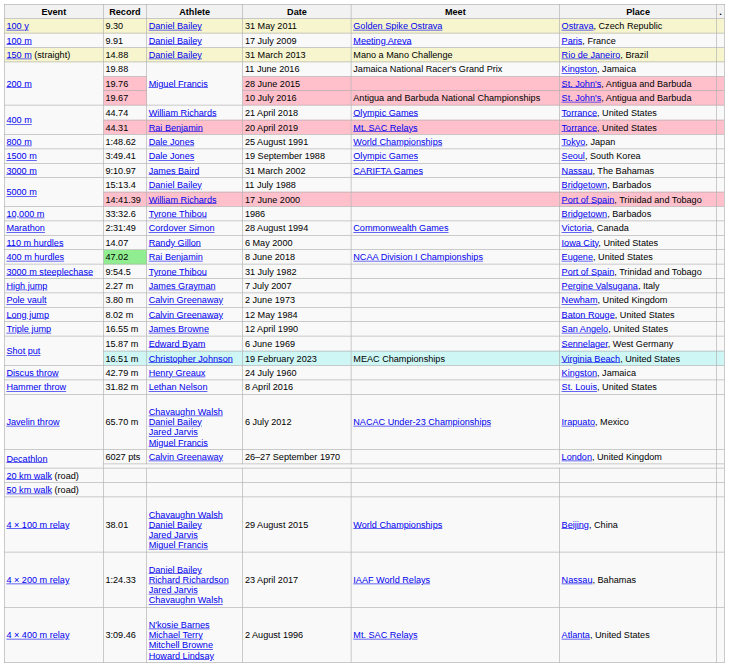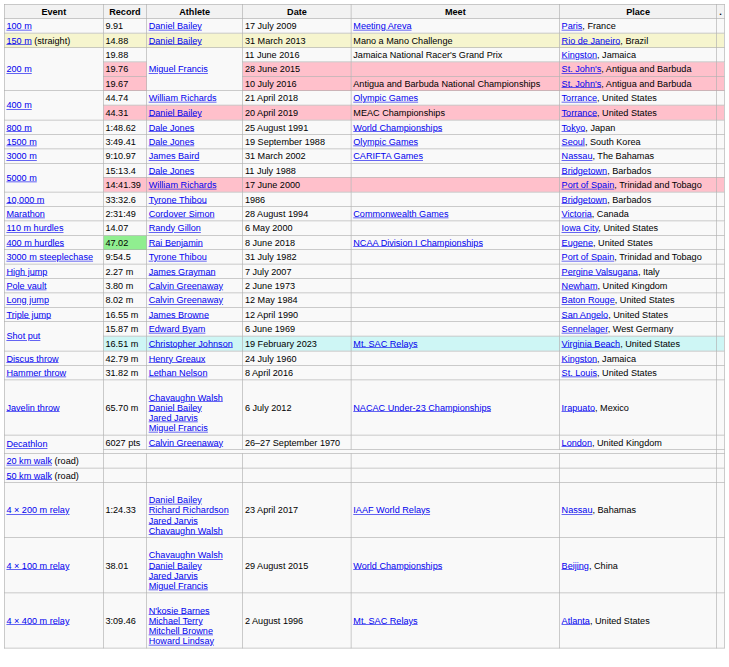- row: (18, 26)
(176, 127) Rai Benjamin -> (175, 113) Daniel Bailey
(385, 127) Mt. SAC Relays -> (399, 113) MEAC Championships
(175, 185) Daniel Bailey -> (171, 171) Dale Jones
(399, 358) MEAC Championships -> (385, 344) Mt. SAC Relays
rows swapped: (38, 525) <-> (38, 580)
